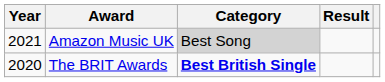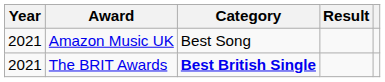(216, 40) lightgrey background -> (216, 40) no background
(25, 64) 2020 -> (25, 64) 2021
